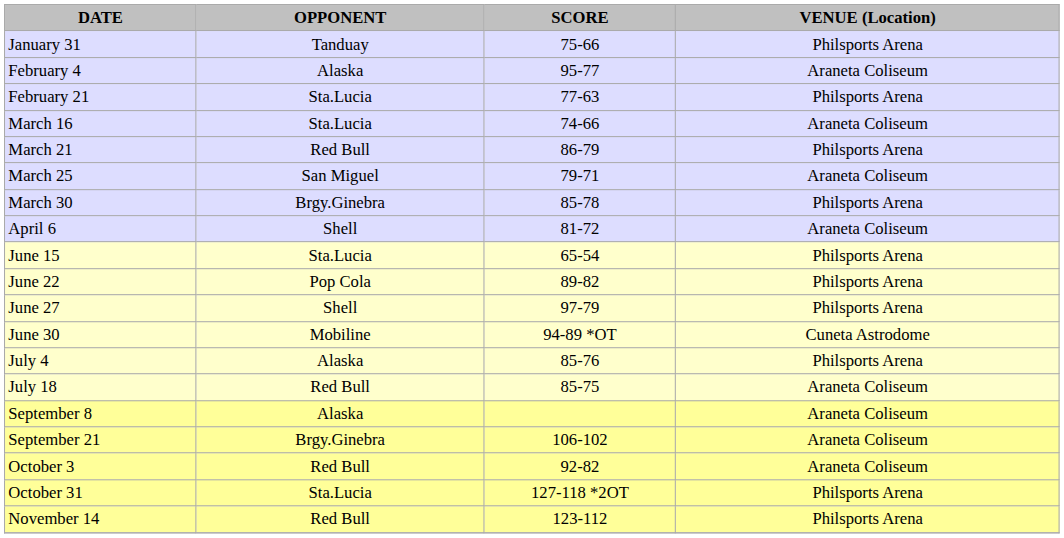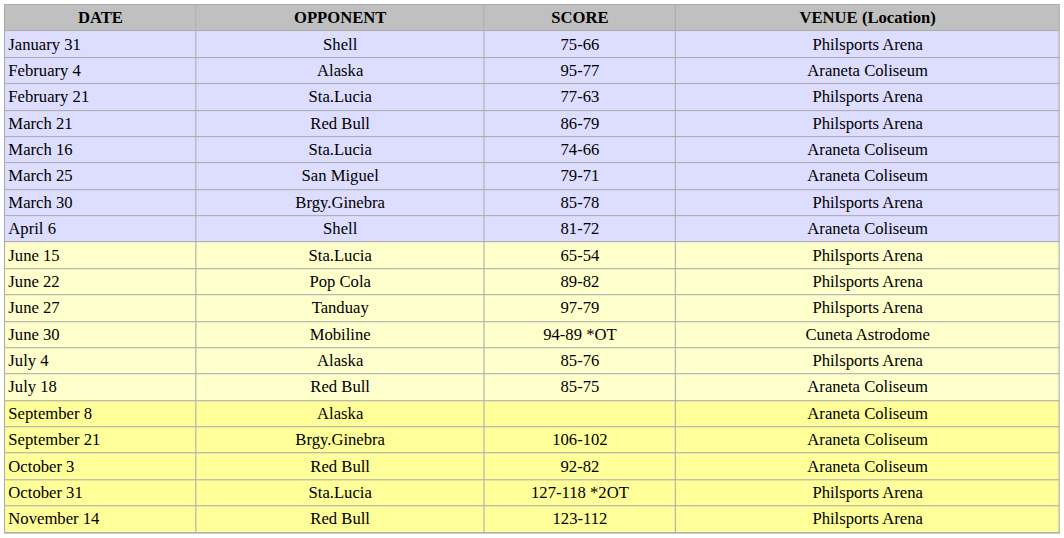(340, 44) Tanduay -> (340, 44) Shell
rows swapped: (40, 123) <-> (40, 149)
(340, 307) Shell -> (340, 307) Tanduay
